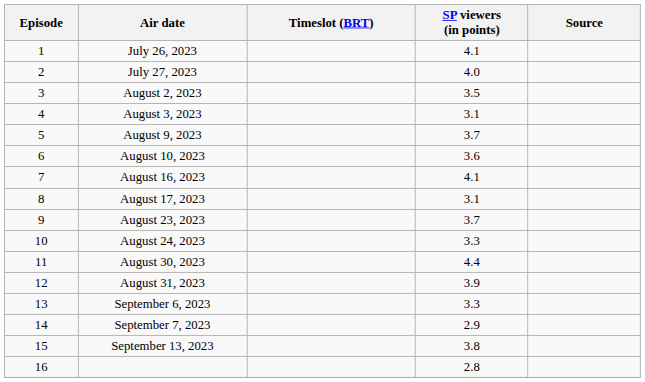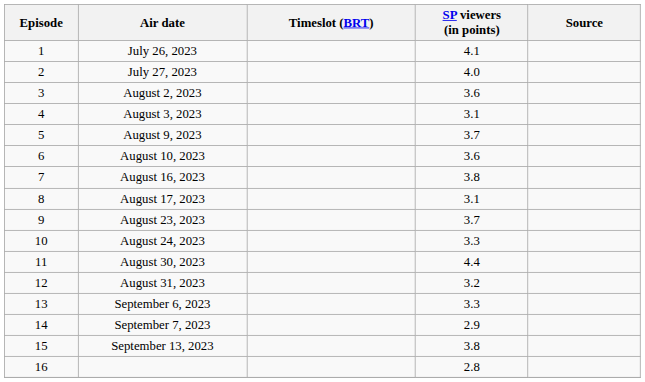(472, 93) 3.5 -> (472, 93) 3.6
(472, 177) 4.1 -> (472, 177) 3.8
(472, 282) 3.9 -> (472, 282) 3.2
